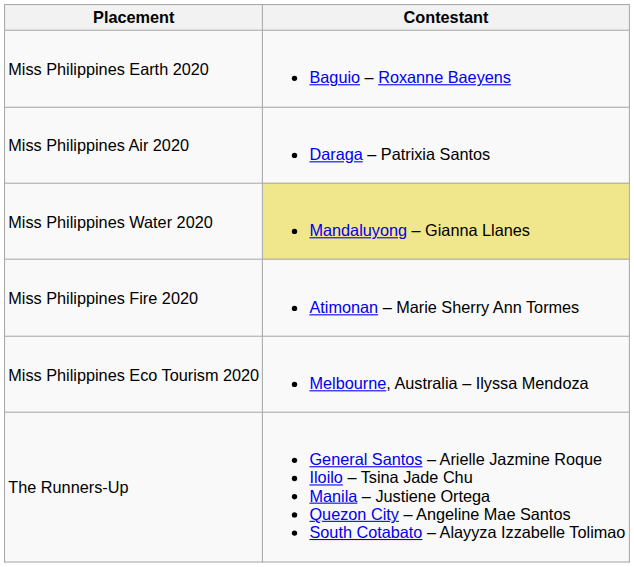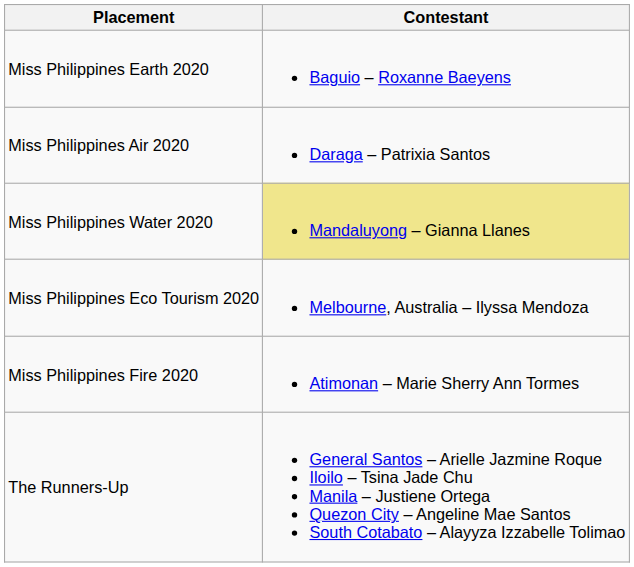rows swapped: (103, 298) <-> (134, 374)
